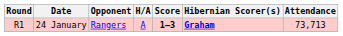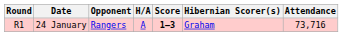(199, 25) bold -> (199, 25) normal
(310, 25) 73,713 -> (310, 25) 73,716
